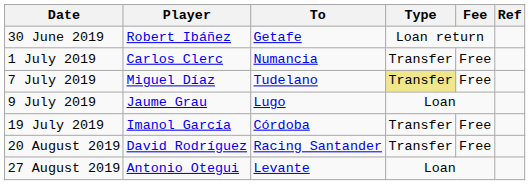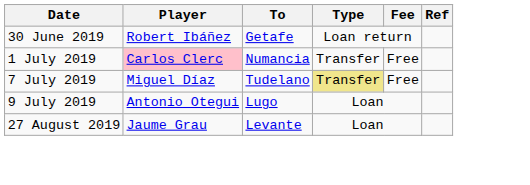(175, 59) no background -> (175, 59) pink background
(167, 103) Jaume Grau -> (183, 103) Antonio Otegui
- row: (56, 125)
- row: (64, 146)
(183, 168) Antonio Otegui -> (167, 125) Jaume Grau
